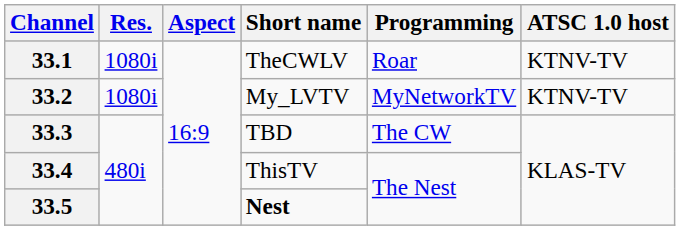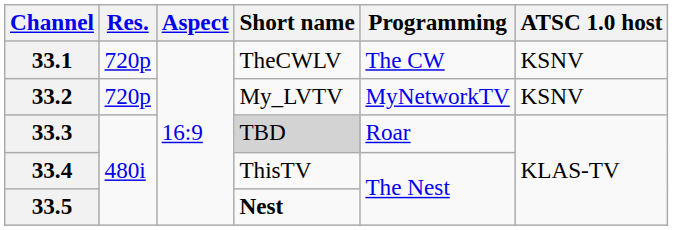(131, 59) 1080i -> (128, 59) 720p
(394, 59) Roar -> (405, 59) The CW
(577, 59) KTNV-TV -> (552, 59) KSNV
(131, 96) 1080i -> (128, 96) 720p
(577, 96) KTNV-TV -> (552, 96) KSNV
(269, 133) no background -> (263, 133) lightgrey background
(412, 133) The CW -> (388, 133) Roar
